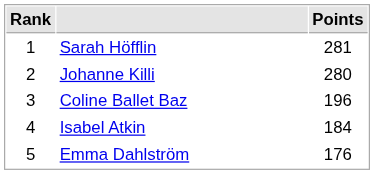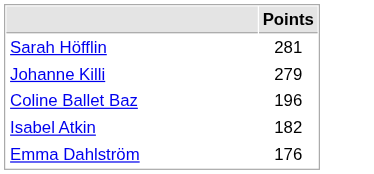- column: (31, 19)
(338, 74) 280 -> (288, 74) 279
(338, 128) 184 -> (288, 128) 182
